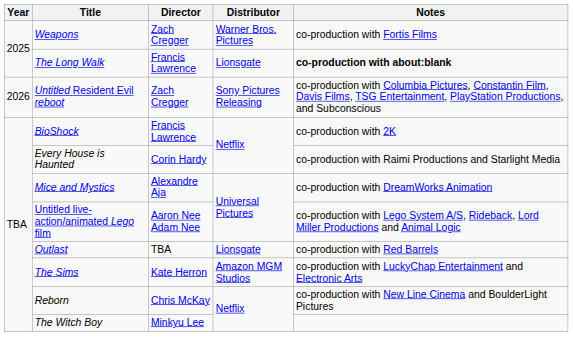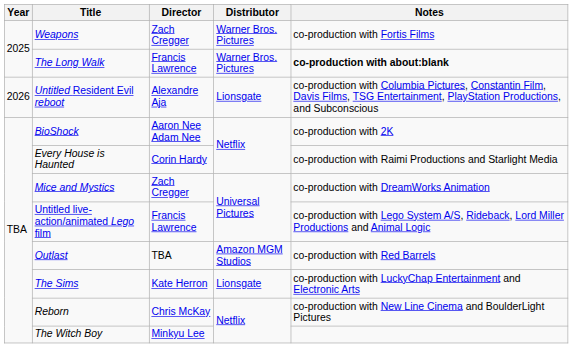(238, 63) Lionsgate -> (247, 63) Warner Bros. Pictures
(170, 97) Zach Cregger -> (175, 97) Alexandre Aja
(248, 97) Sony Pictures Releasing -> (239, 97) Lionsgate
(173, 131) Francis Lawrence -> (176, 131) Aaron Nee Adam Nee
(174, 187) Alexandre Aja -> (170, 187) Zach Cregger
(176, 221) Aaron Nee Adam Nee -> (174, 221) Francis Lawrence
(238, 249) Lionsgate -> (249, 255) Amazon MGM Studios
(249, 272) Amazon MGM Studios -> (239, 284) Lionsgate
